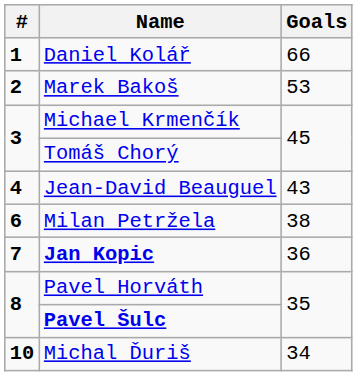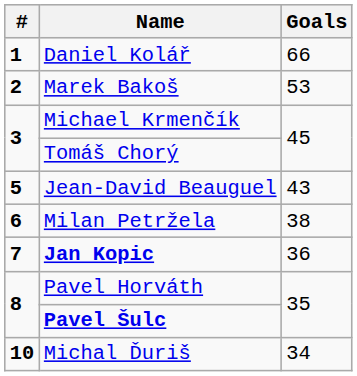(16, 188) 4 -> (16, 188) 5
